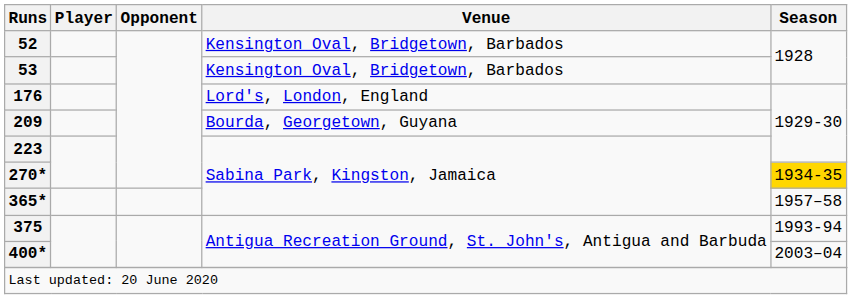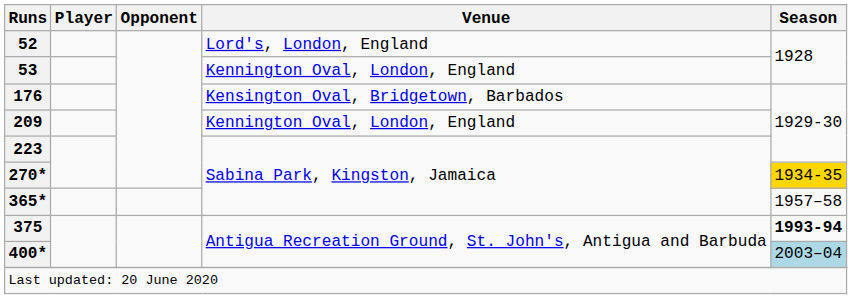(385, 44) Kensington Oval, Bridgetown, Barbados -> (317, 44) Lord's, London, England
(385, 70) Kensington Oval, Bridgetown, Barbados -> (360, 70) Kennington Oval, London, England
(317, 97) Lord's, London, England -> (385, 97) Kensington Oval, Bridgetown, Barbados
(331, 123) Bourda, Georgetown, Guyana -> (360, 123) Kennington Oval, London, England
(808, 228) normal -> (808, 228) bold
(808, 254) no background -> (808, 254) lightblue background
